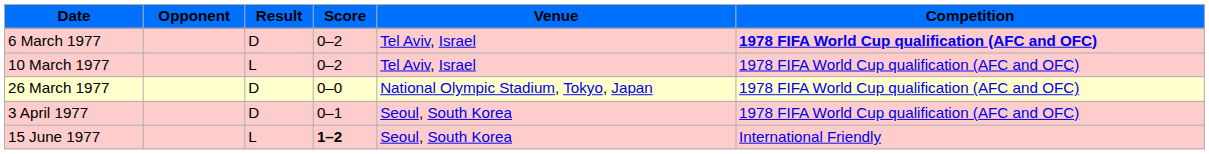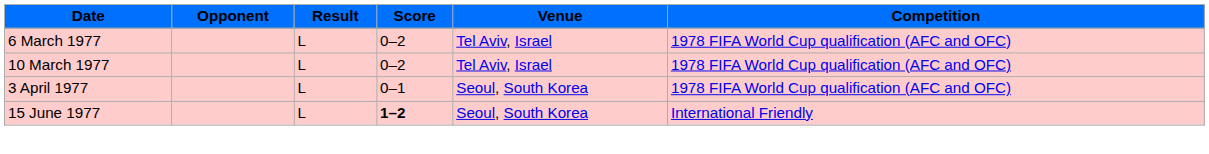(254, 40) D -> (302, 40) L
(918, 40) bold -> (841, 40) normal
- row: (59, 88)
(254, 112) D -> (302, 88) L
